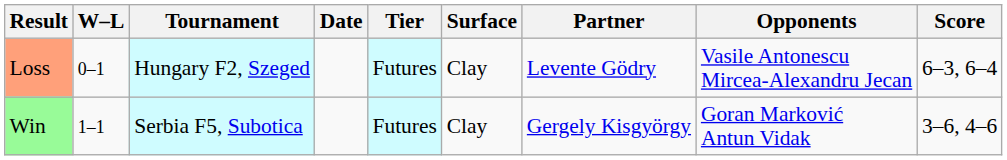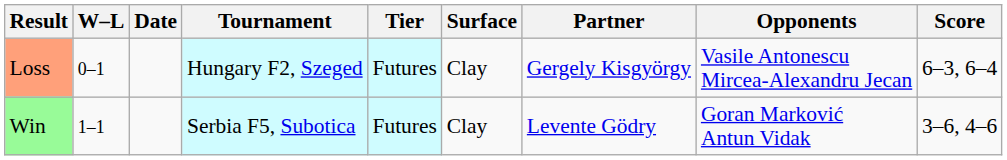columns swapped: (341, 21) <-> (222, 21)
(591, 67) Levente Gödry -> (609, 67) Gergely Kisgyörgy
(609, 125) Gergely Kisgyörgy -> (591, 125) Levente Gödry
